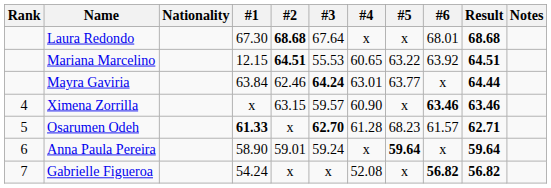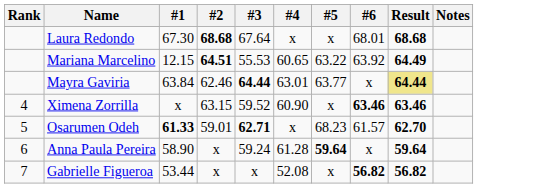- column: (196, 15)
(484, 60) 64.51 -> (410, 60) 64.49
(328, 82) 64.24 -> (254, 82) 64.44
(484, 82) no background -> (410, 82) khaki background
(328, 104) 59.57 -> (254, 104) 59.52
(290, 127) x -> (216, 127) 59.01
(328, 127) 62.70 -> (254, 127) 62.71
(366, 127) 61.28 -> (293, 127) x
(484, 127) 62.71 -> (410, 127) 62.70
(290, 149) 59.01 -> (216, 149) x
(366, 149) x -> (293, 149) 61.28
(252, 171) 54.24 -> (178, 171) 53.44
